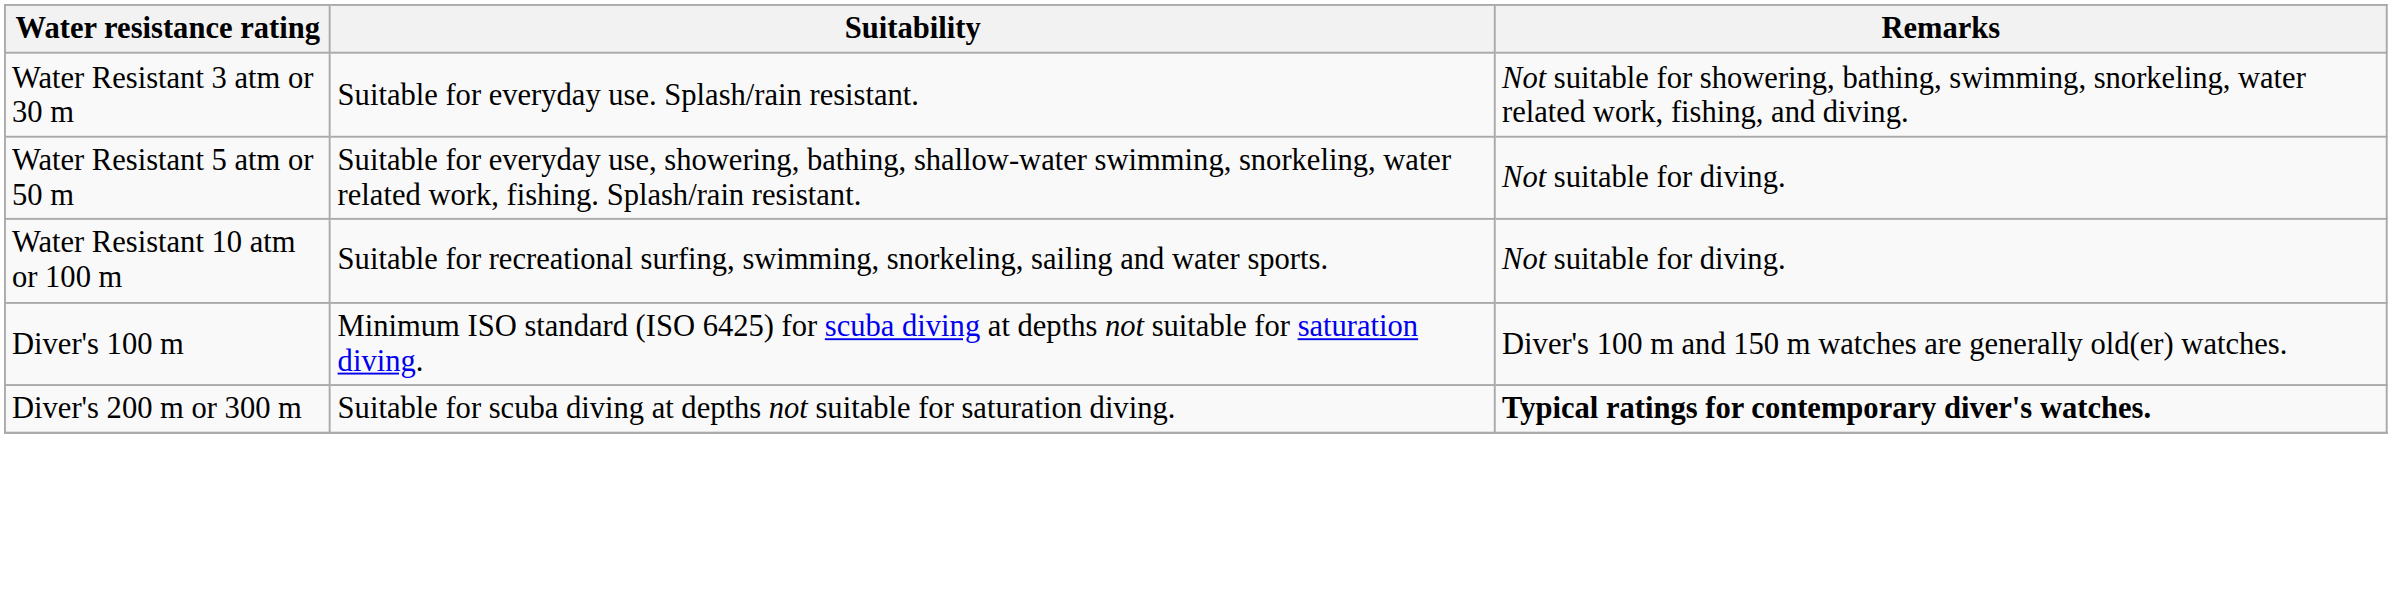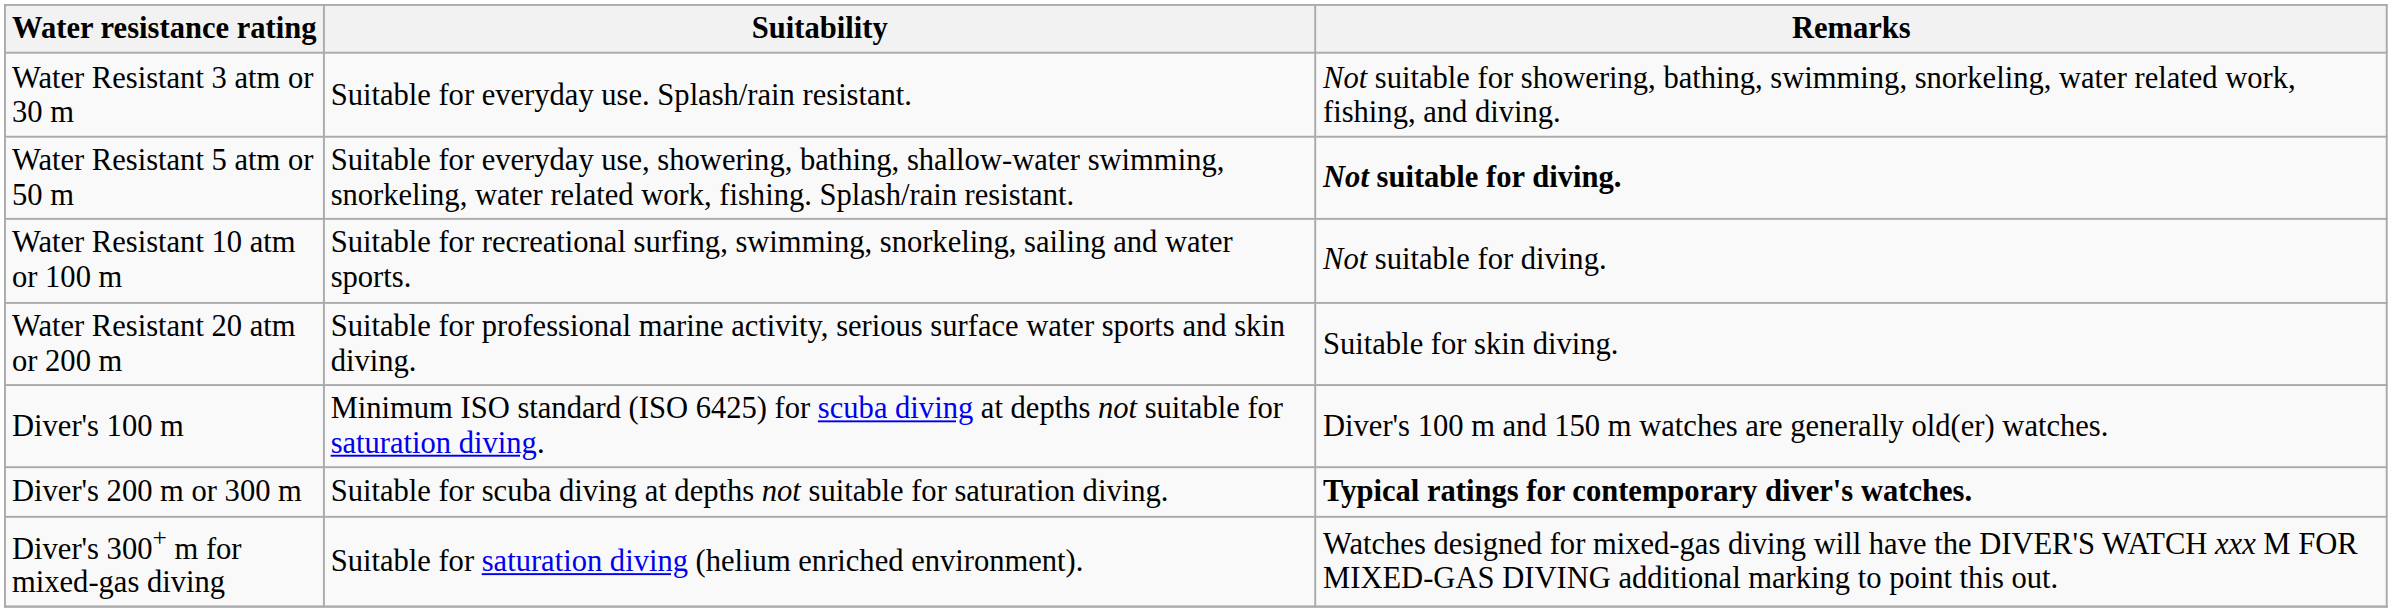(1644, 177) normal -> (1472, 177) bold
+ row: (154, 342)
+ row: (127, 561)
